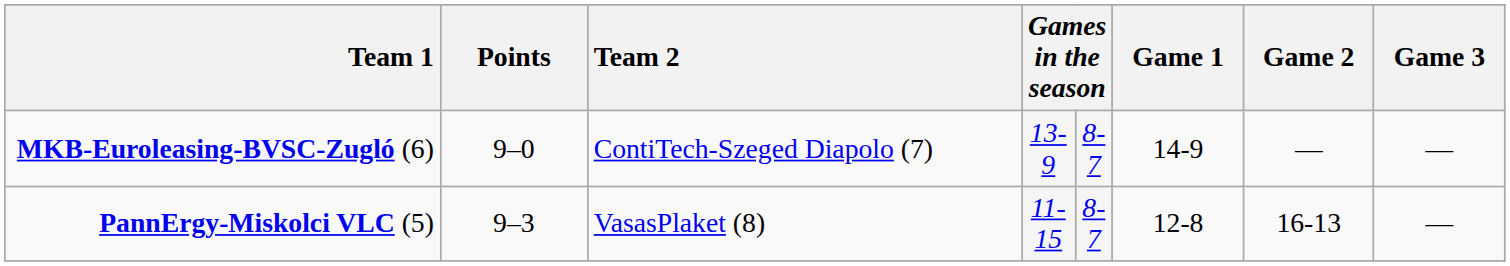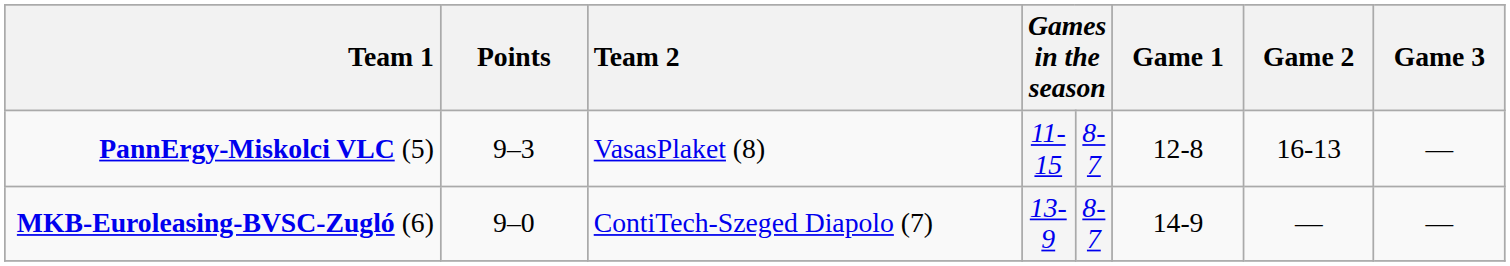rows swapped: (267, 223) <-> (225, 148)
